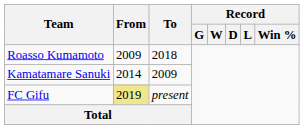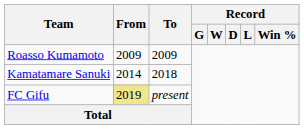(164, 54) 2018 -> (164, 54) 2009
(164, 74) 2009 -> (164, 74) 2018
